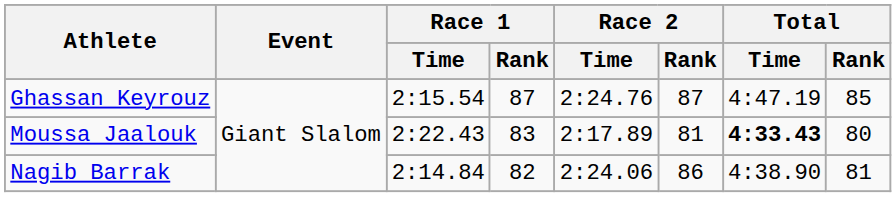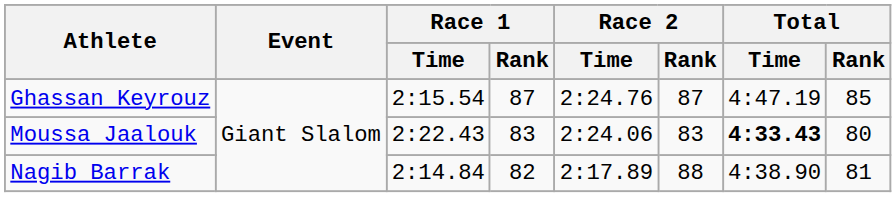(606, 135) 2:17.89 -> (606, 135) 2:24.06
(690, 135) 81 -> (690, 135) 83
(606, 173) 2:24.06 -> (606, 173) 2:17.89
(690, 173) 86 -> (690, 173) 88
